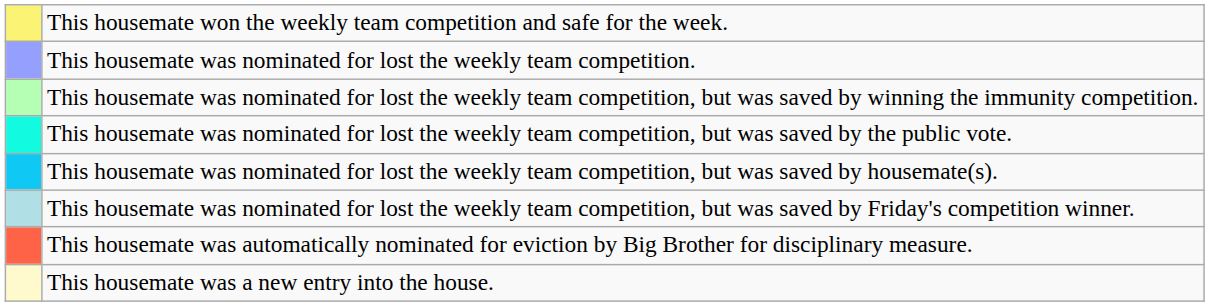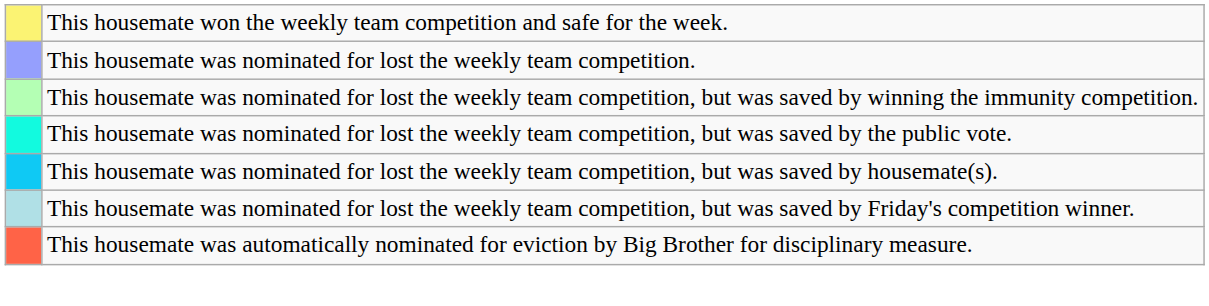- row: (270, 282)
